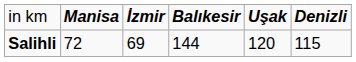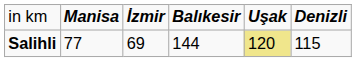(73, 43) 72 -> (73, 43) 77
(262, 43) no background -> (262, 43) khaki background
